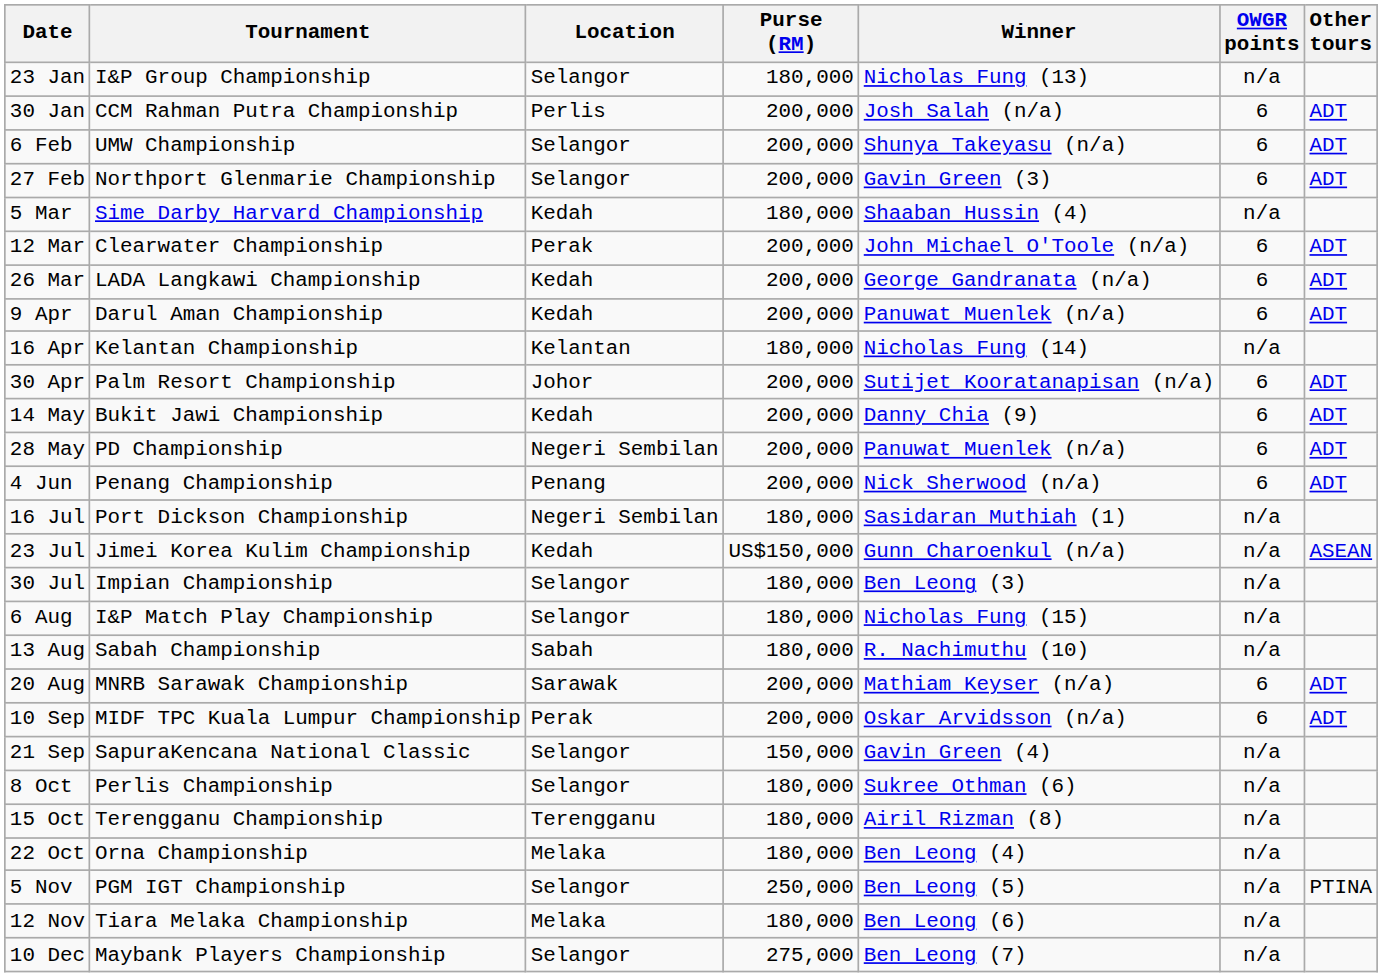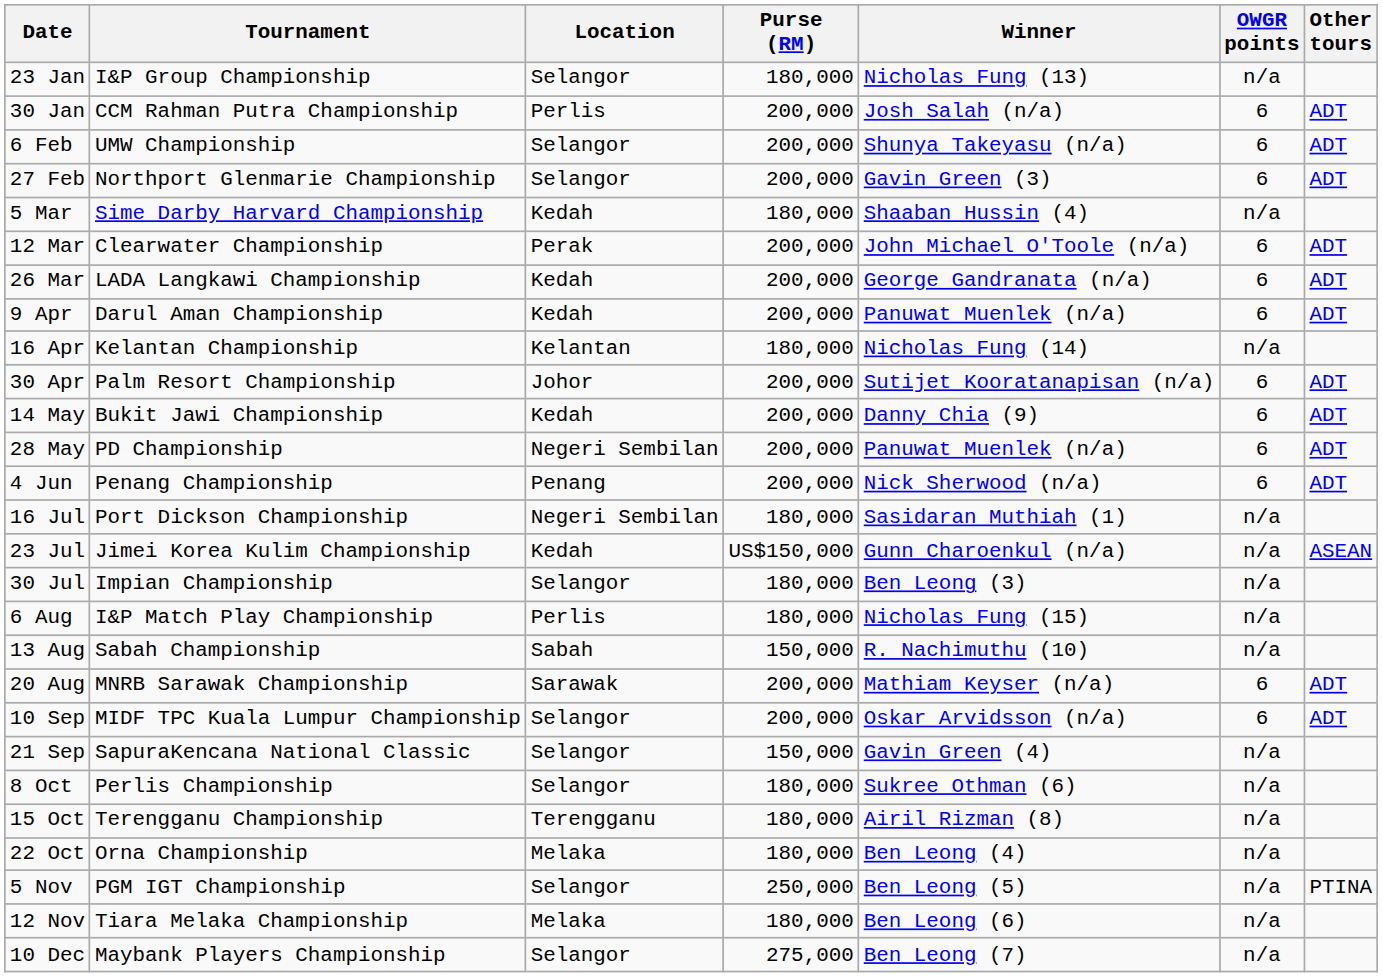(581, 619) Selangor -> (568, 619) Perlis
(810, 652) 180,000 -> (810, 652) 150,000
(562, 720) Perak -> (581, 720) Selangor
